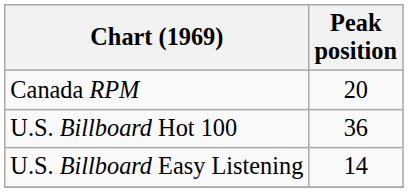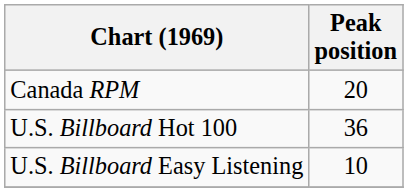(356, 166) 14 -> (356, 166) 10
